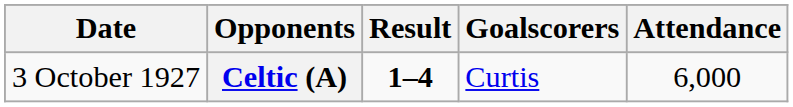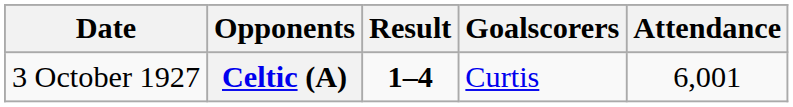(707, 76) 6,000 -> (707, 76) 6,001
